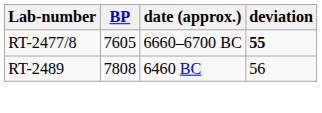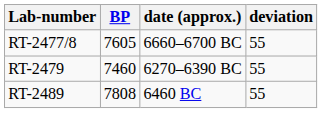(257, 42) bold -> (257, 42) normal
+ row: (36, 68)
(257, 68) 56 -> (257, 94) 55
